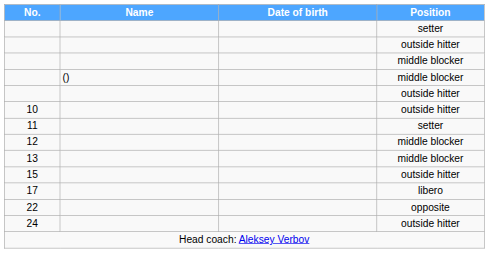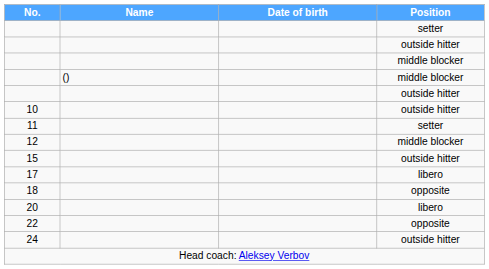- row: (32, 158)
+ row: (32, 191)
+ row: (32, 207)
